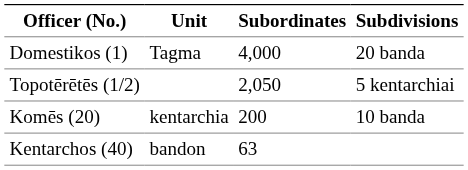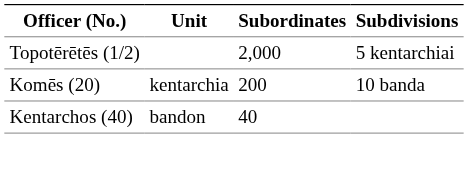- row: (69, 52)
(260, 84) 2,050 -> (260, 52) 2,000
(248, 149) 63 -> (248, 116) 40
